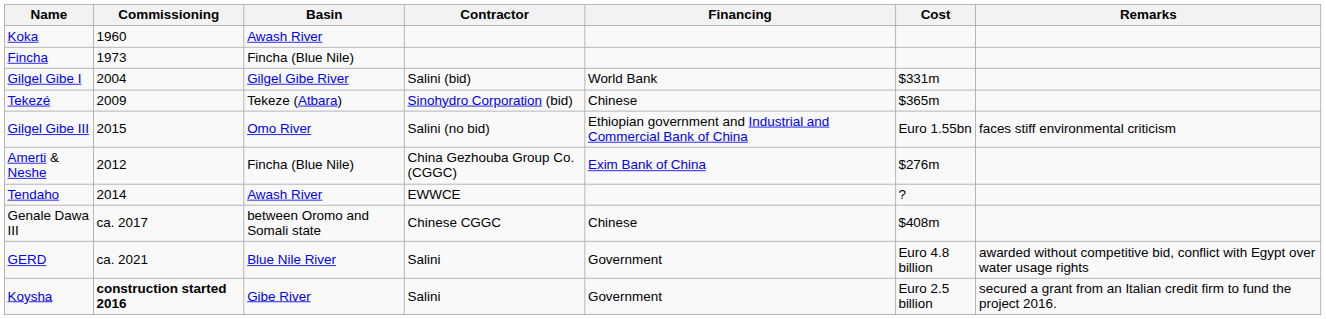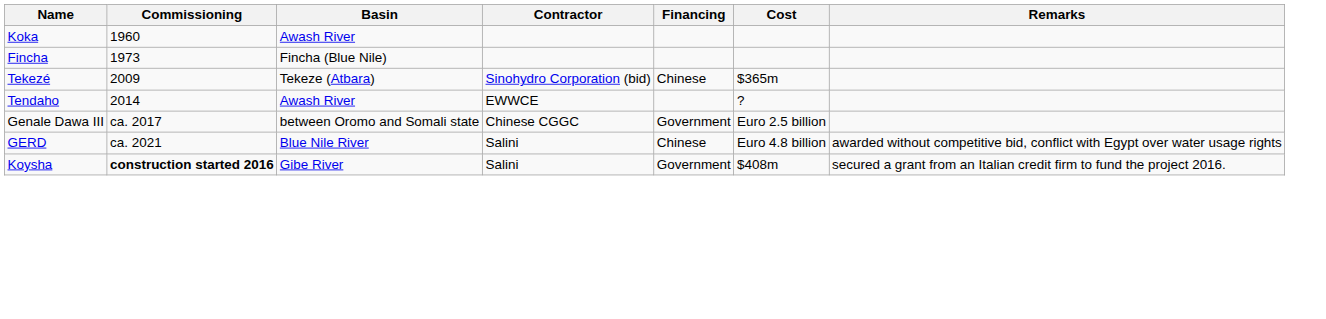- row: (44, 79)
- row: (48, 129)
- row: (33, 165)
(613, 223) Chinese -> (694, 121) Government
(919, 223) $408m -> (781, 121) Euro 2.5 billion
(625, 259) Government -> (681, 143) Chinese
(924, 296) Euro 2.5 billion -> (758, 164) $408m
